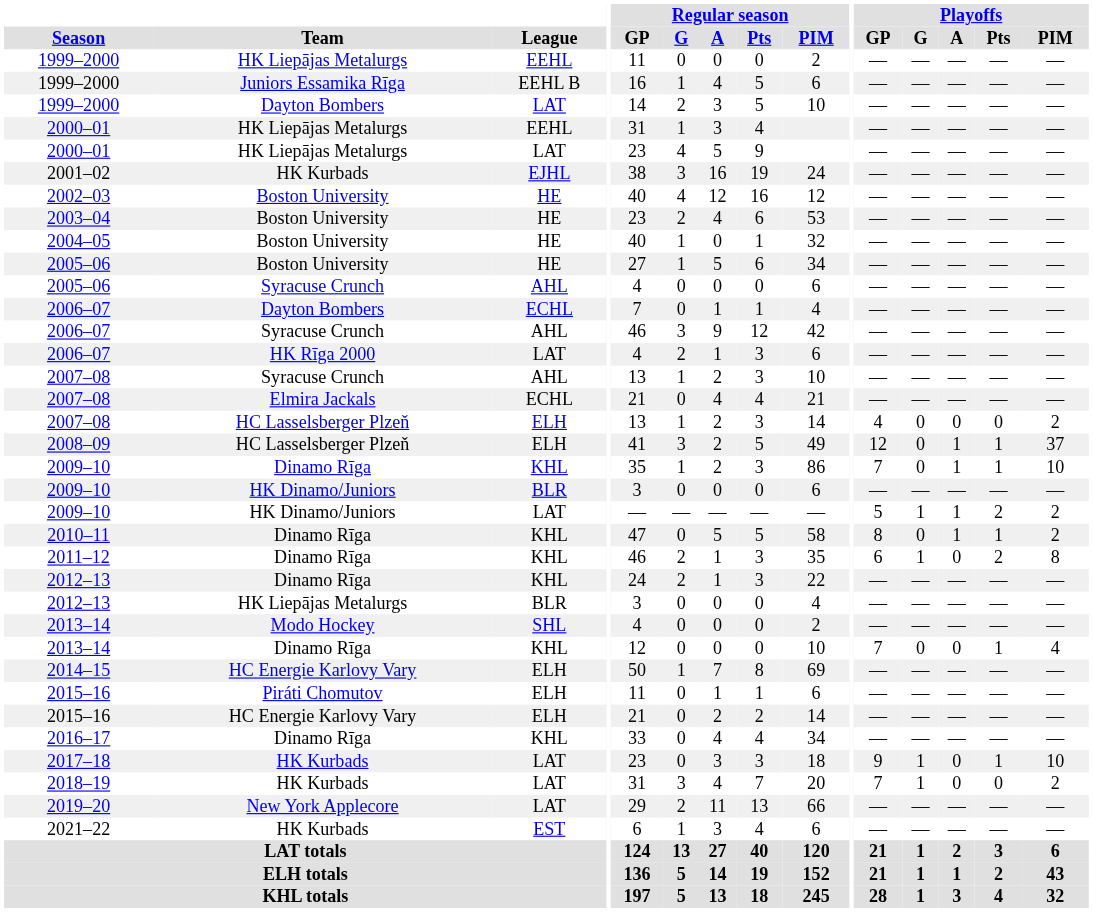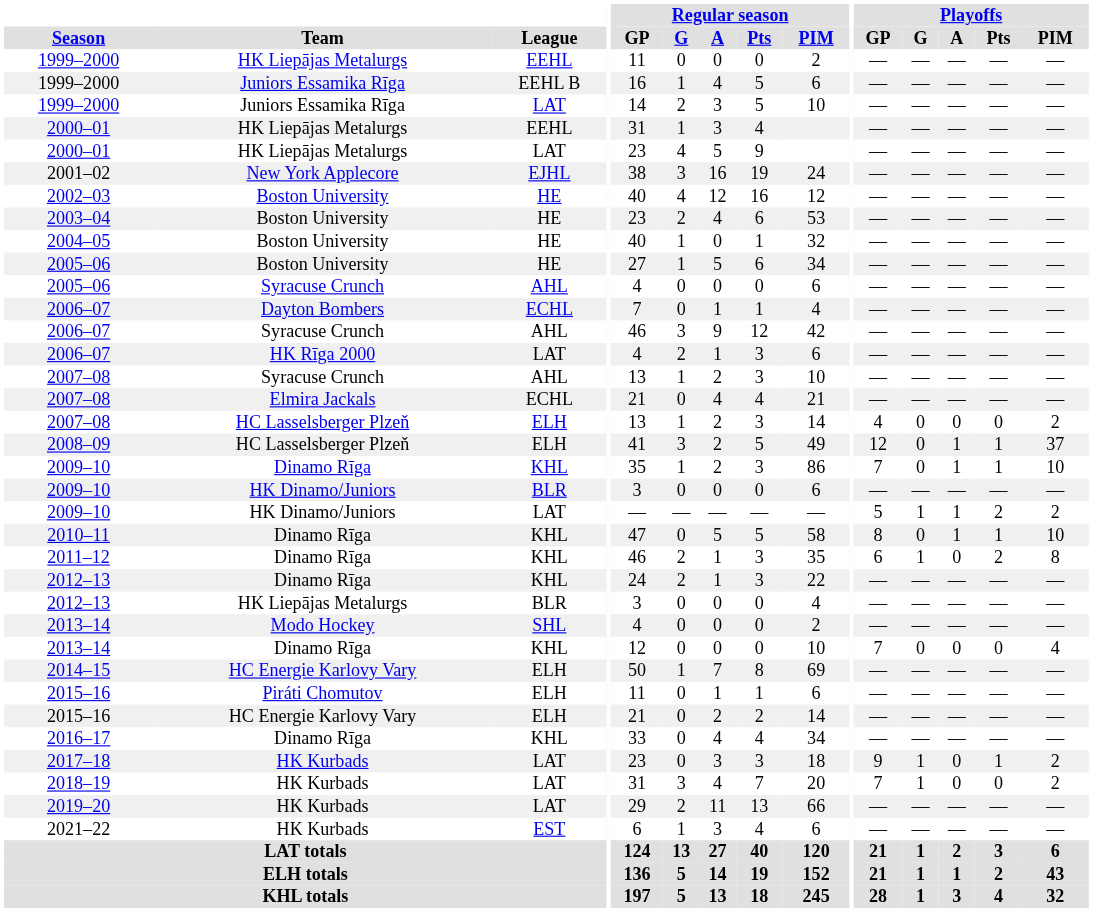(323, 105) Dayton Bombers -> (323, 105) Juniors Essamika Rīga
(323, 173) HK Kurbads -> (323, 173) New York Applecore
(1055, 535) 2 -> (1055, 535) 10
(998, 648) 1 -> (998, 648) 0
(1055, 761) 10 -> (1055, 761) 2
(323, 806) New York Applecore -> (323, 806) HK Kurbads
